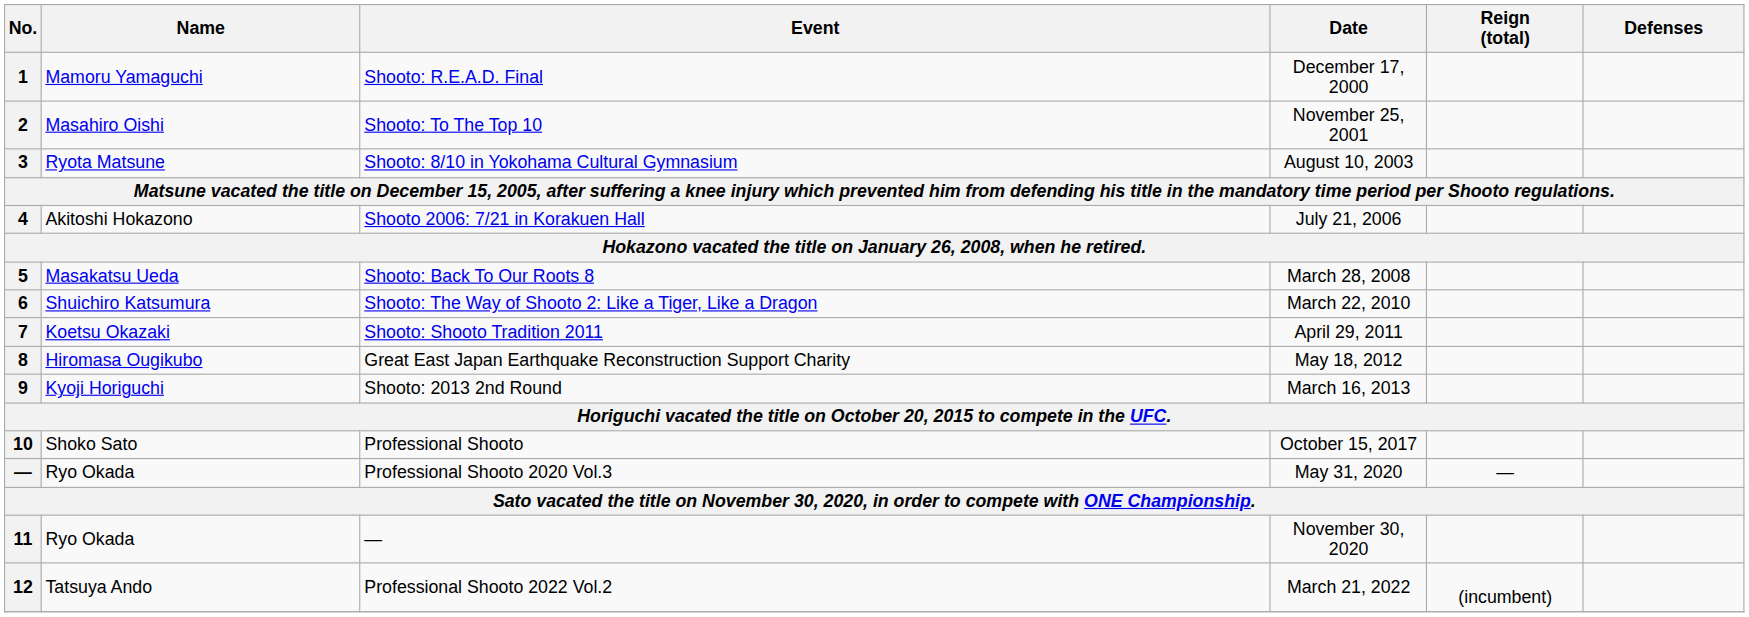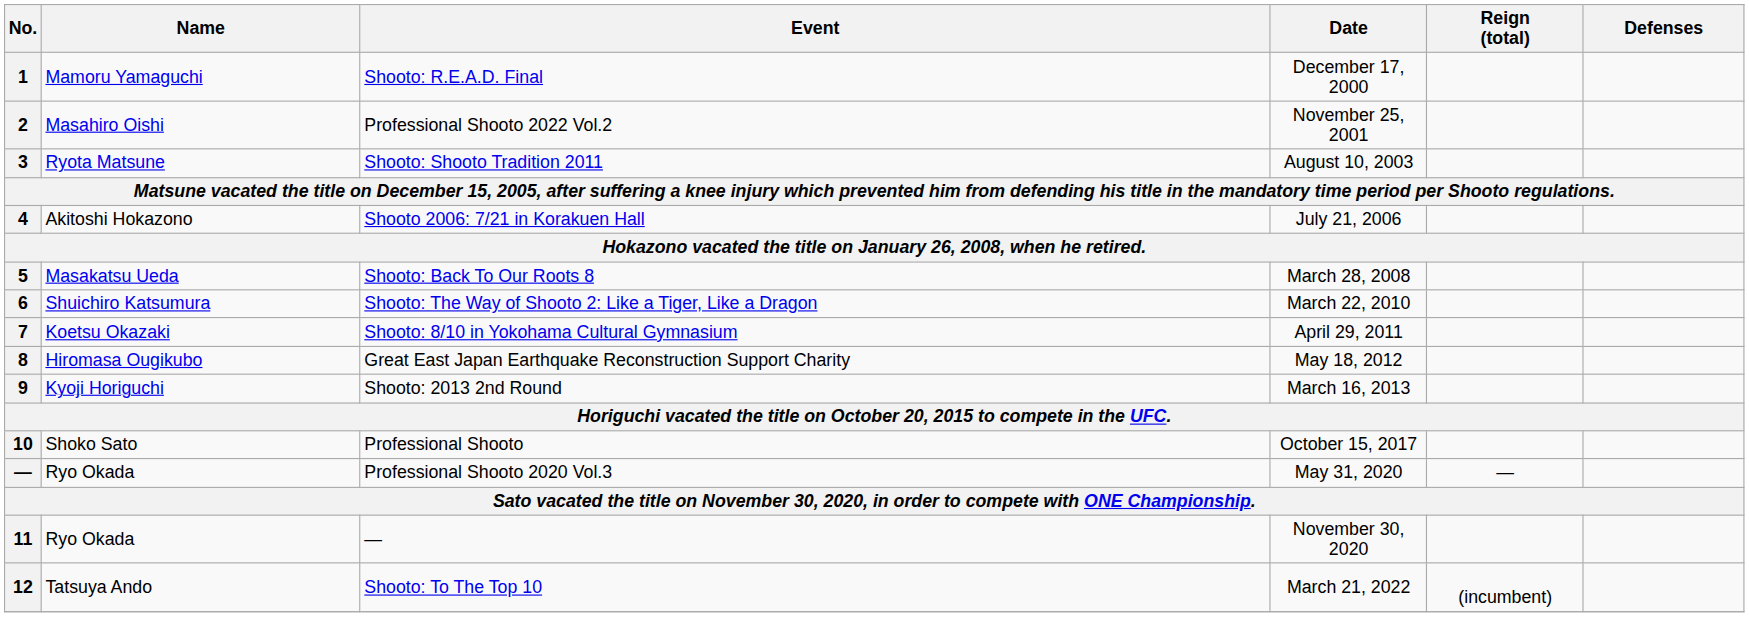(453, 124) Shooto: To The Top 10 -> (488, 124) Professional Shooto 2022 Vol.2
(551, 163) Shooto: 8/10 in Yokohama Cultural Gymnasium -> (484, 163) Shooto: Shooto Tradition 2011
(484, 332) Shooto: Shooto Tradition 2011 -> (551, 332) Shooto: 8/10 in Yokohama Cultural Gymnasium
(488, 587) Professional Shooto 2022 Vol.2 -> (453, 587) Shooto: To The Top 10
